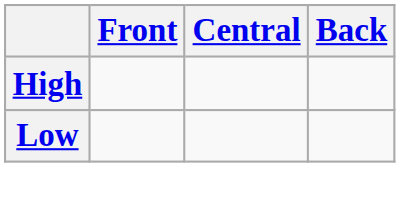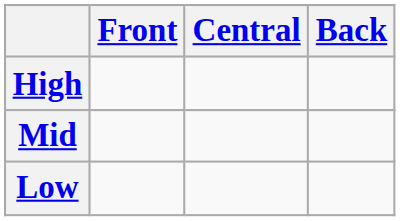+ row: (47, 135)
